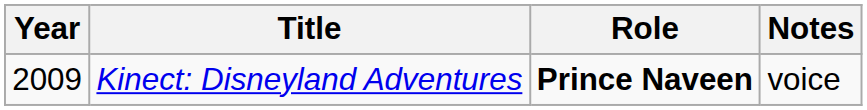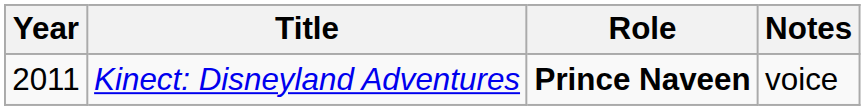(47, 79) 2009 -> (46, 79) 2011
